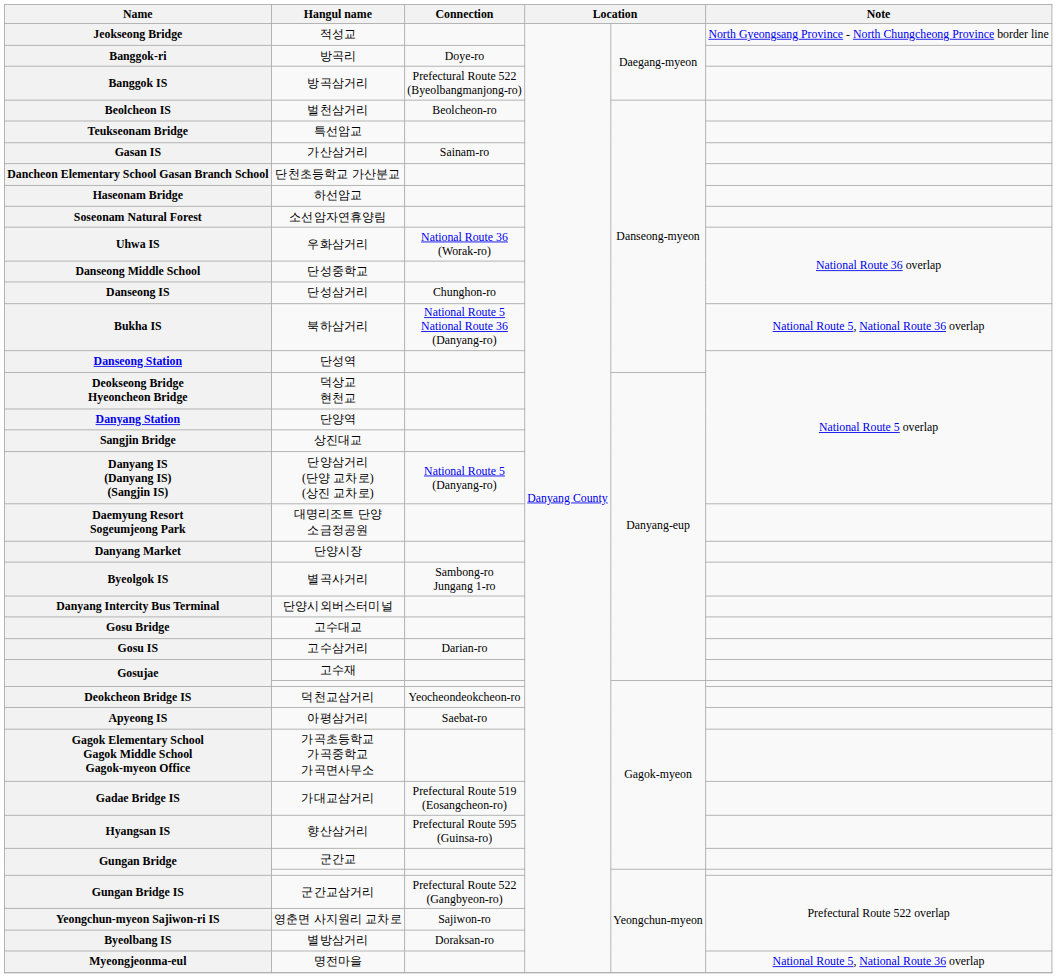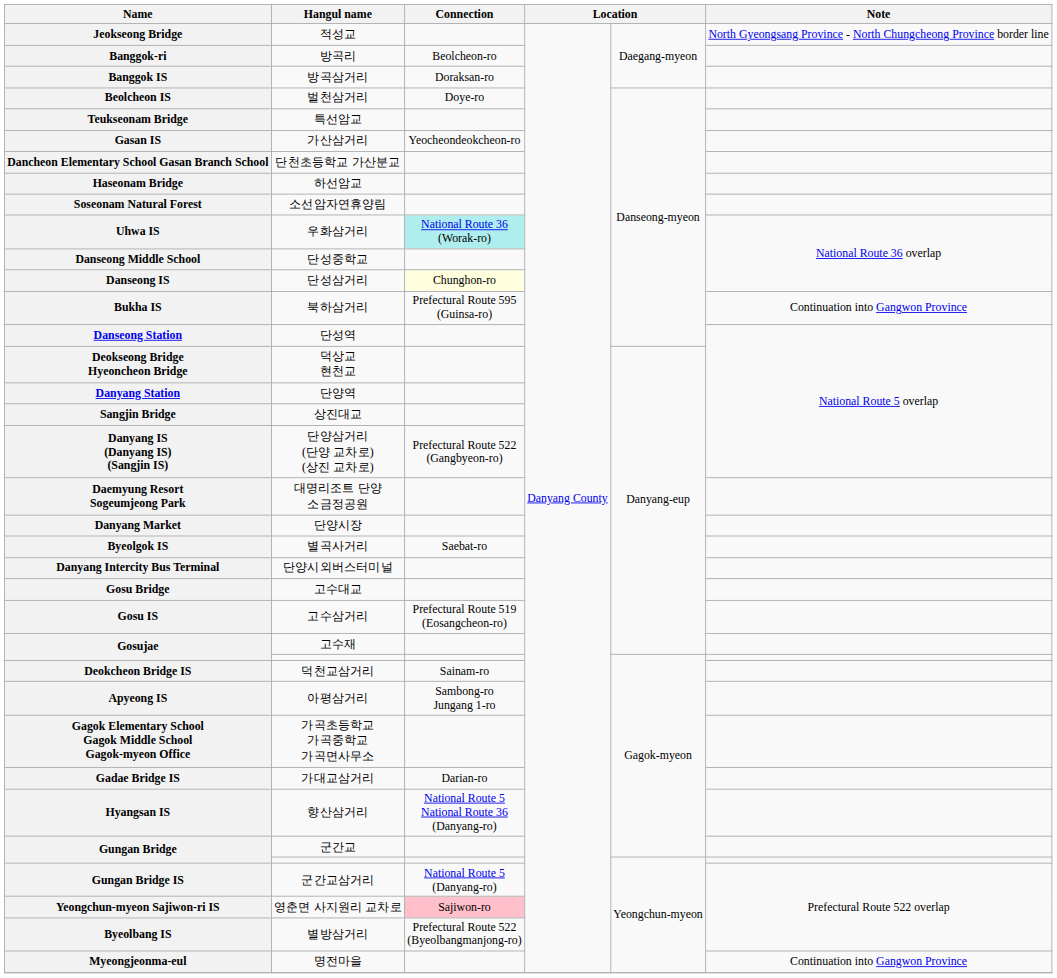(464, 55) Doye-ro -> (464, 55) Beolcheon-ro
(464, 82) Prefectural Route 522 (Byeolbangmanjong-ro) -> (464, 76) Doraksan-ro
(464, 110) Beolcheon-ro -> (464, 98) Doye-ro
(464, 152) Sainam-ro -> (464, 140) Yeocheondeokcheon-ro
(464, 243) no background -> (464, 231) paleturquoise background
(464, 292) no background -> (464, 280) lightyellow background
(464, 326) National Route 5 National Route 36 (Danyang-ro) -> (464, 307) Prefectural Route 595 (Guinsa-ro)
(879, 326) National Route 5, National Route 36 overlap -> (879, 307) Continuation into Gangwon Province
(464, 477) National Route 5 (Danyang-ro) -> (464, 451) Prefectural Route 522 (Gangbyeon-ro)
(464, 578) Sambong-ro Jungang 1-ro -> (464, 546) Saebat-ro
(464, 648) Darian-ro -> (464, 616) Prefectural Route 519 (Eosangcheon-ro)
(464, 696) Yeocheondeokcheon-ro -> (464, 670) Sainam-ro
(464, 717) Saebat-ro -> (464, 697) Sambong-ro Jungang 1-ro
(464, 797) Prefectural Route 519 (Eosangcheon-ro) -> (464, 777) Darian-ro
(464, 831) Prefectural Route 595 (Guinsa-ro) -> (464, 812) National Route 5 National Route 36 (Danyang-ro)
(464, 891) Prefectural Route 522 (Gangbyeon-ro) -> (464, 879) National Route 5 (Danyang-ro)
(464, 918) no background -> (464, 906) pink background
(464, 940) Doraksan-ro -> (464, 934) Prefectural Route 522 (Byeolbangmanjong-ro)
(879, 961) National Route 5, National Route 36 overlap -> (879, 961) Continuation into Gangwon Province
